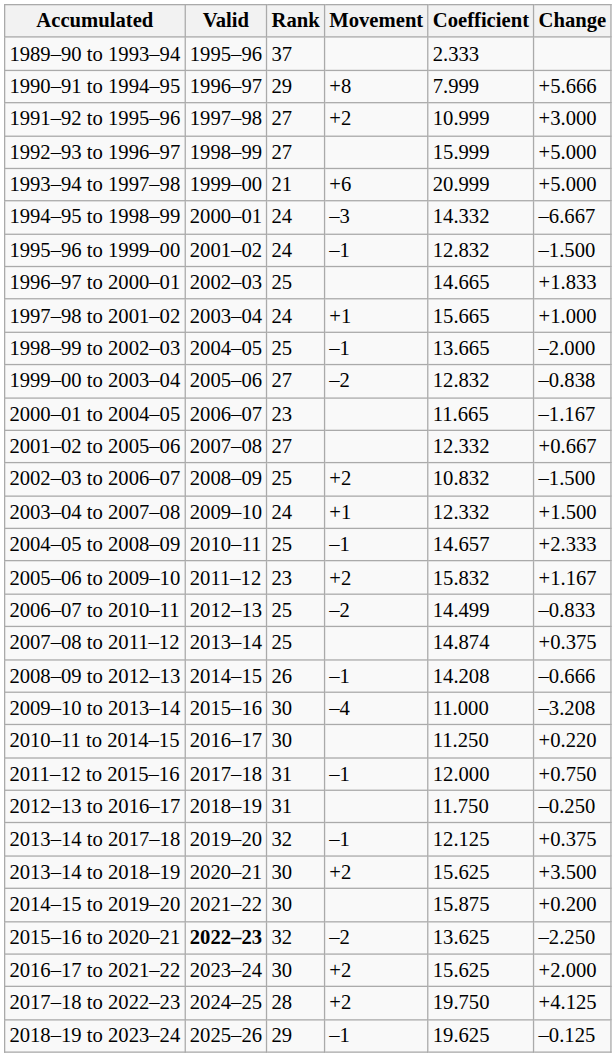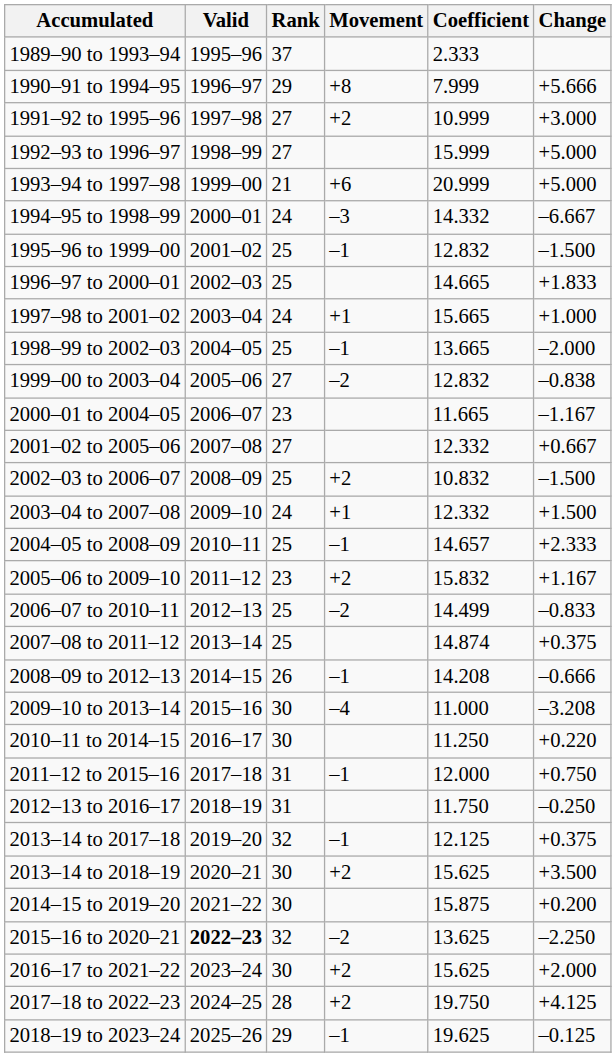(282, 250) 24 -> (282, 250) 25
